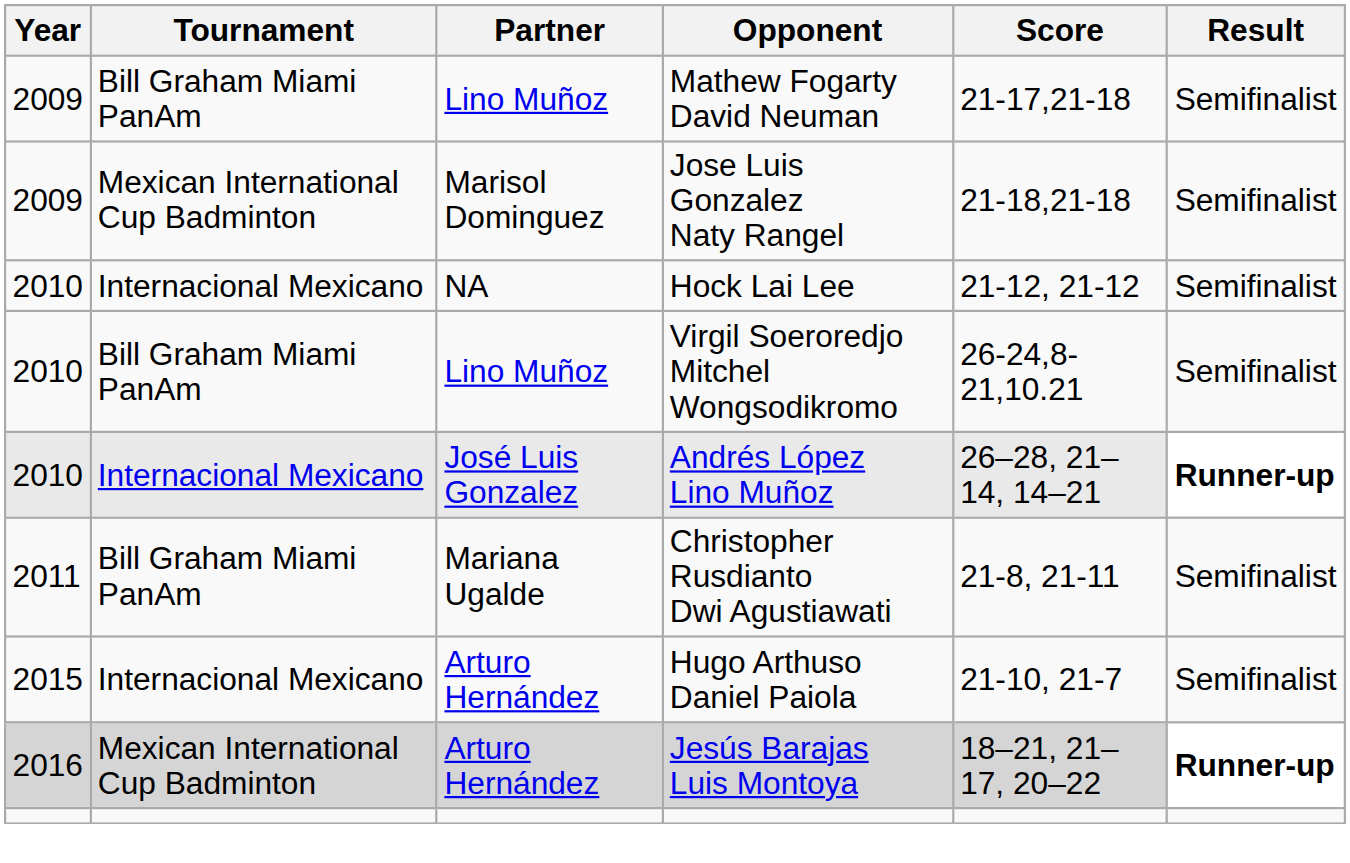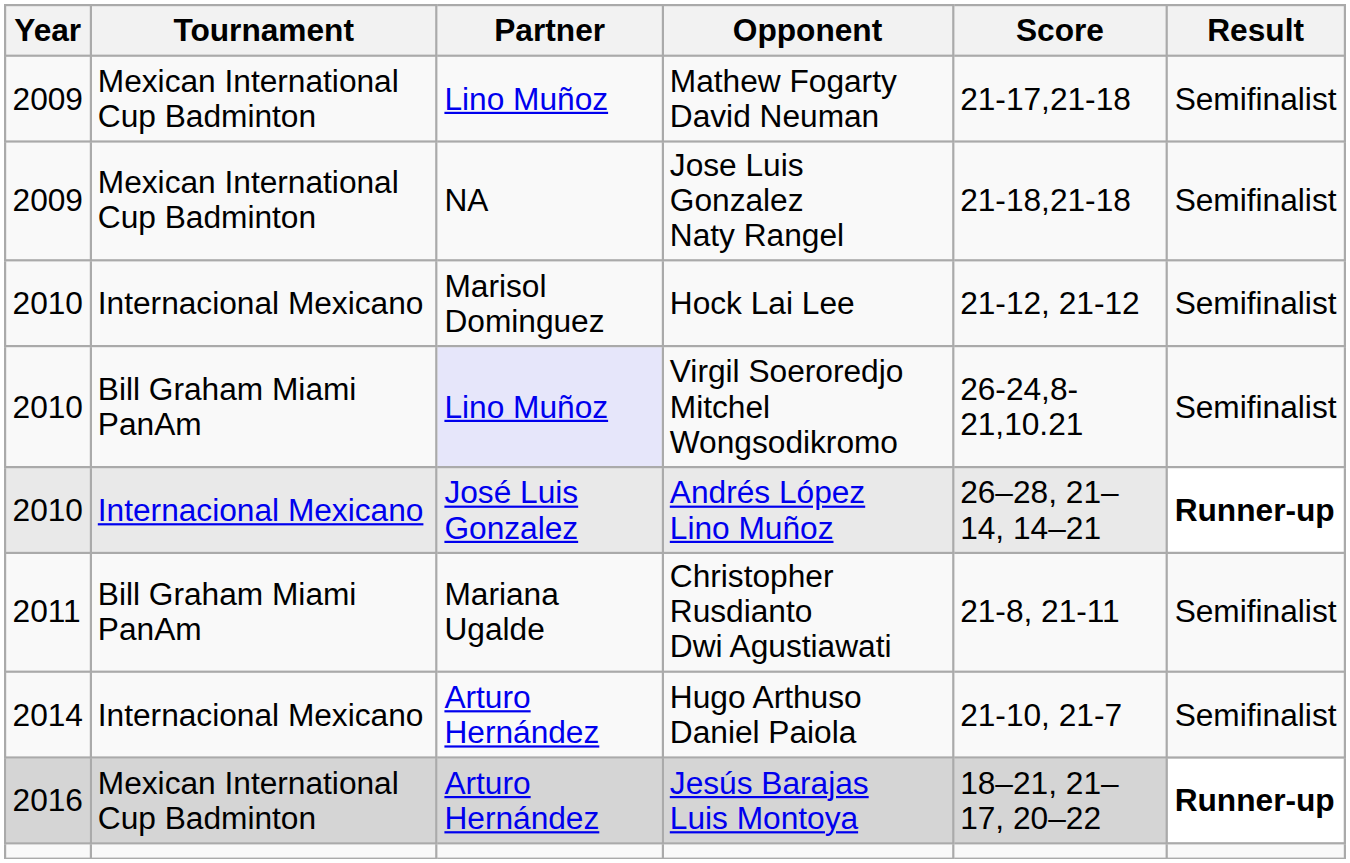(227, 98) Bill Graham Miami PanAm -> (248, 98) Mexican International Cup Badminton
(524, 201) Marisol Dominguez -> (466, 201) NA
(466, 286) NA -> (524, 304) Marisol Dominguez
(526, 372) no background -> (526, 407) lavender background
(48, 680) 2015 -> (48, 715) 2014
